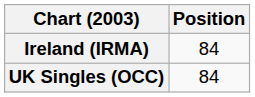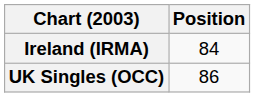(209, 77) 84 -> (209, 77) 86
